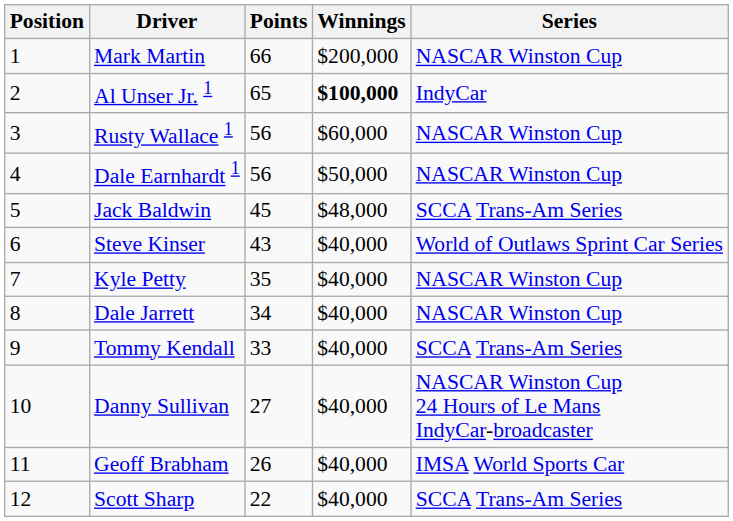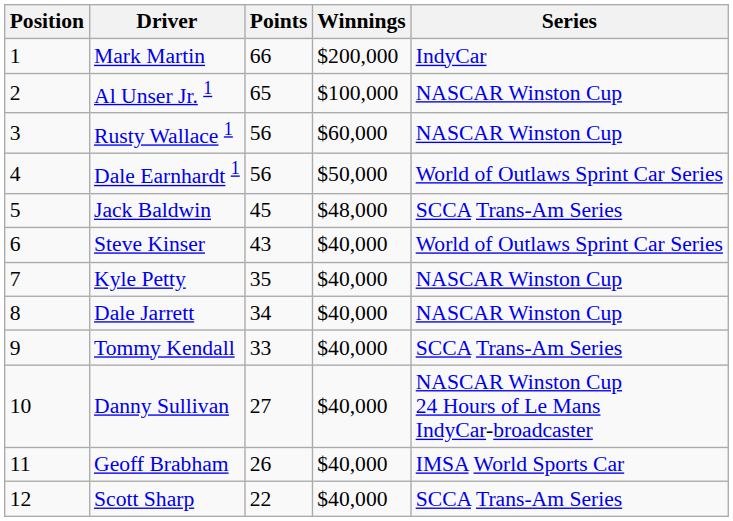(519, 55) NASCAR Winston Cup -> (451, 55) IndyCar
(358, 93) bold -> (358, 93) normal
(451, 93) IndyCar -> (519, 93) NASCAR Winston Cup
(519, 173) NASCAR Winston Cup -> (569, 173) World of Outlaws Sprint Car Series
